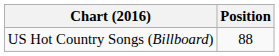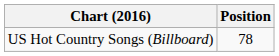(246, 39) 88 -> (246, 39) 78
